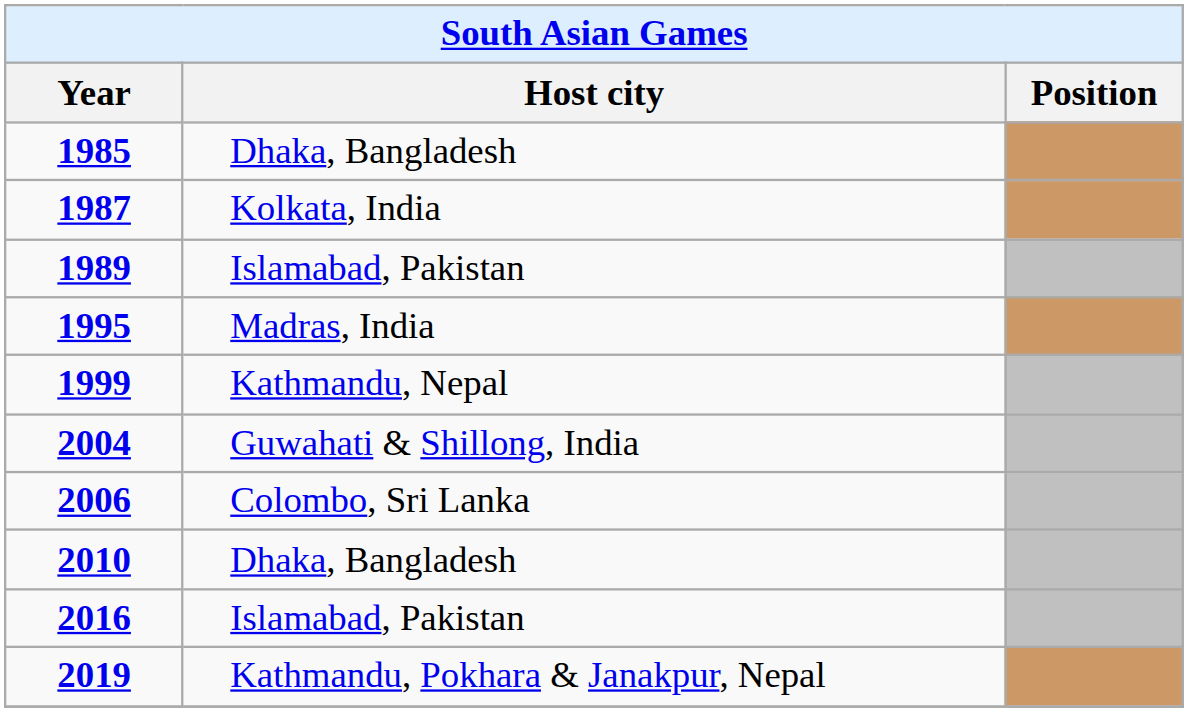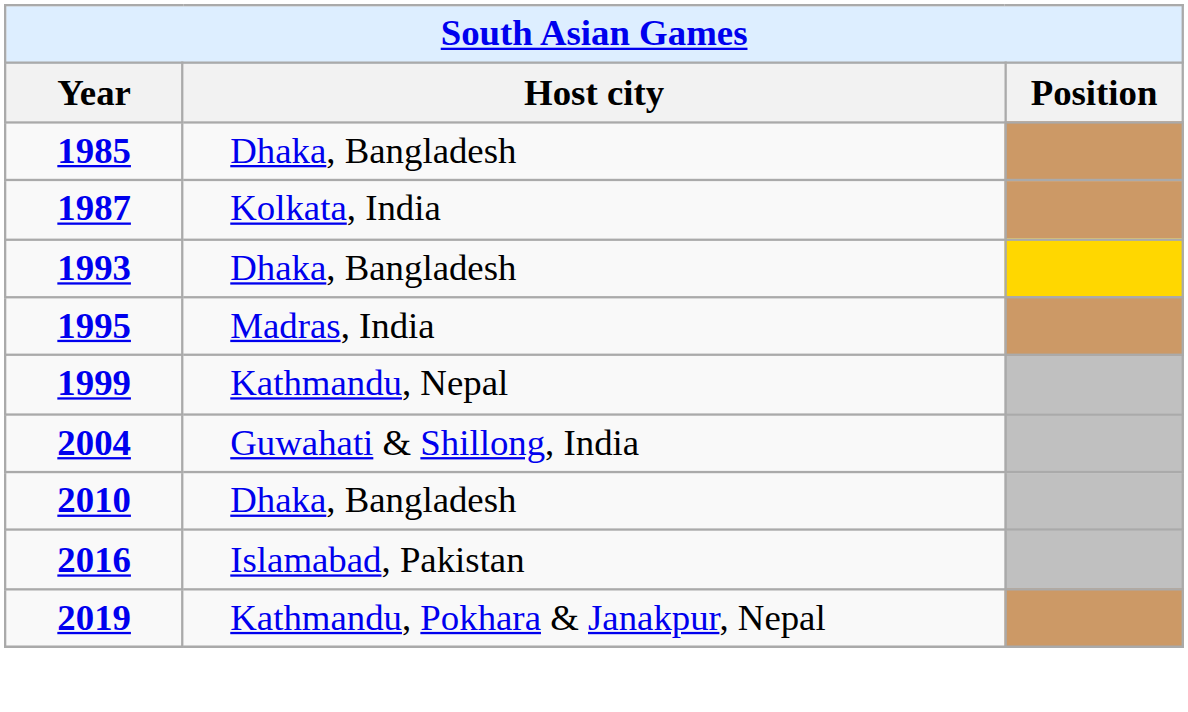- row: (94, 267)
+ row: (94, 267)
- row: (94, 500)
